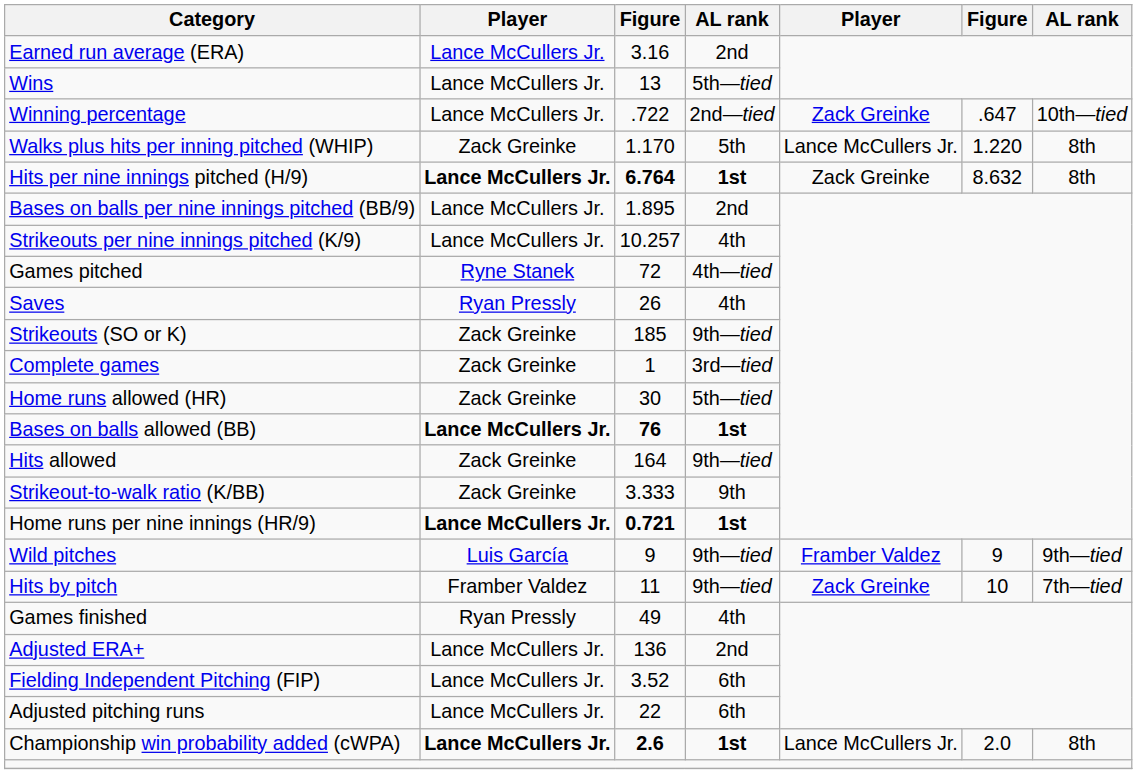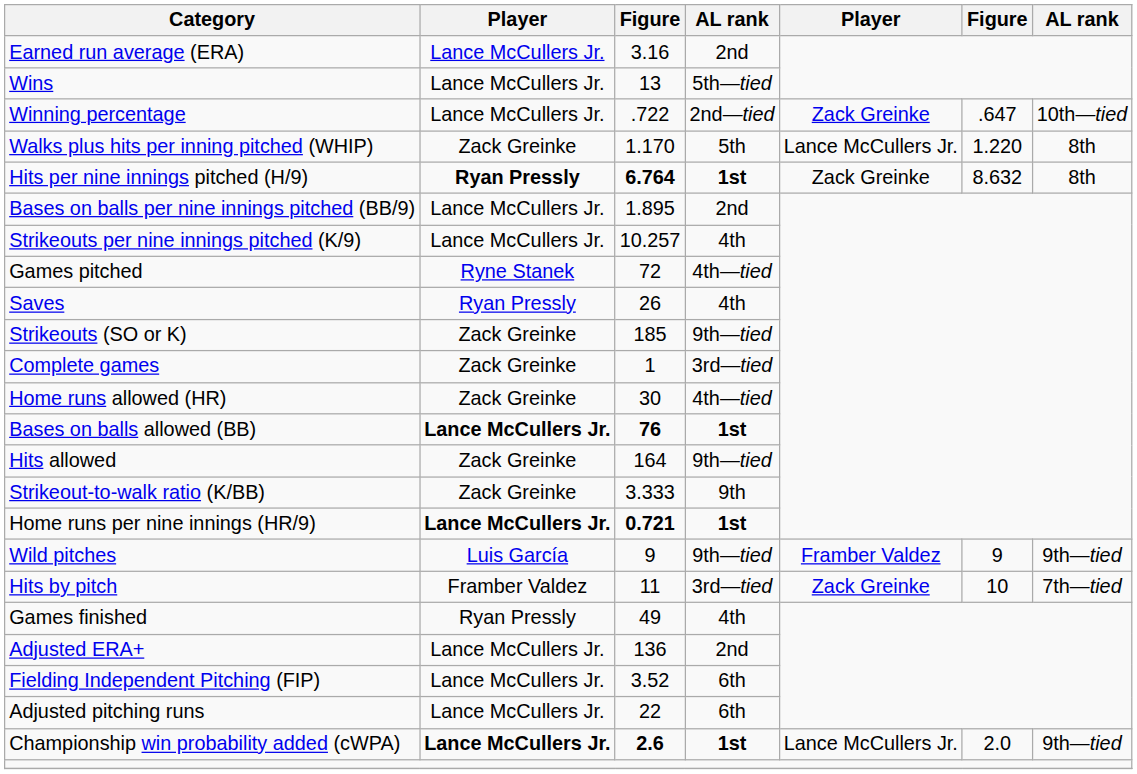(517, 177) Lance McCullers Jr. -> (517, 177) Ryan Pressly
(732, 397) 5th—tied -> (732, 397) 4th—tied
(732, 586) 9th—tied -> (732, 586) 3rd—tied
(1082, 743) 8th -> (1082, 743) 9th—tied
